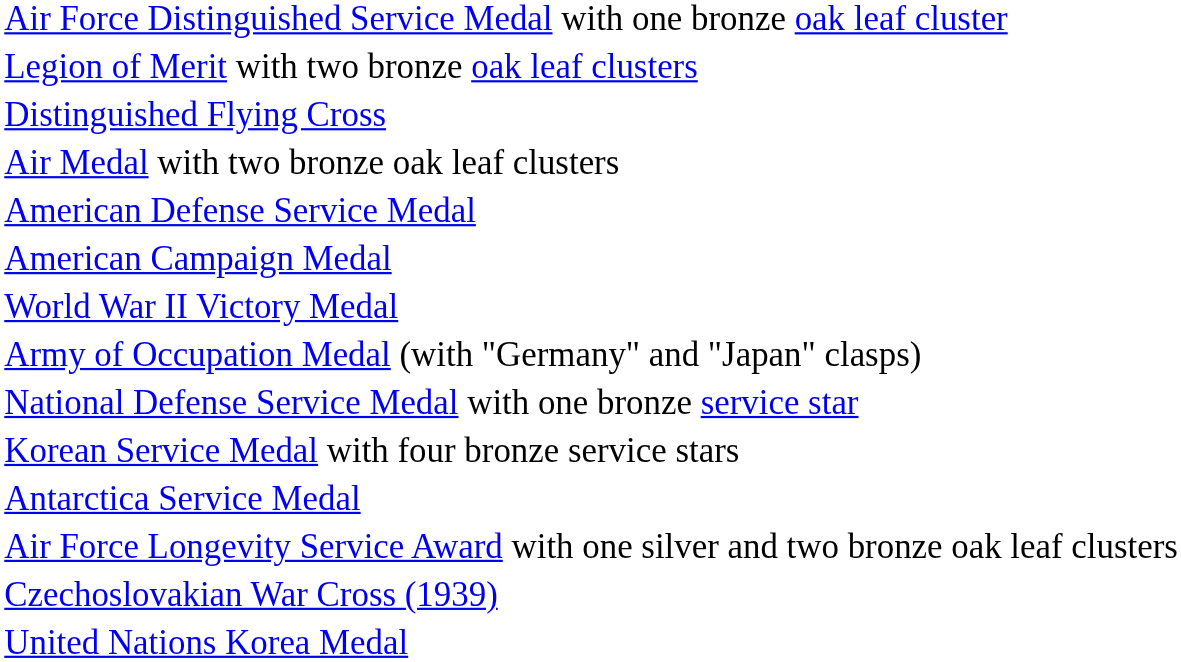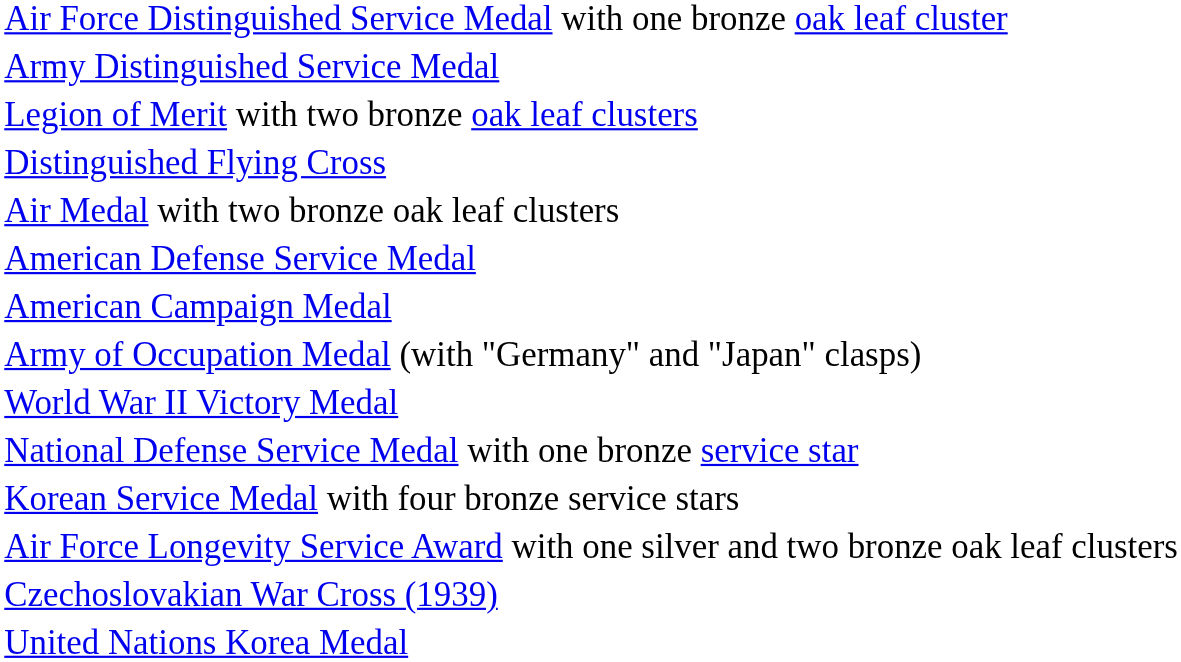+ row: (252, 66)
rows swapped: (201, 306) <-> (463, 354)
- row: (182, 498)
